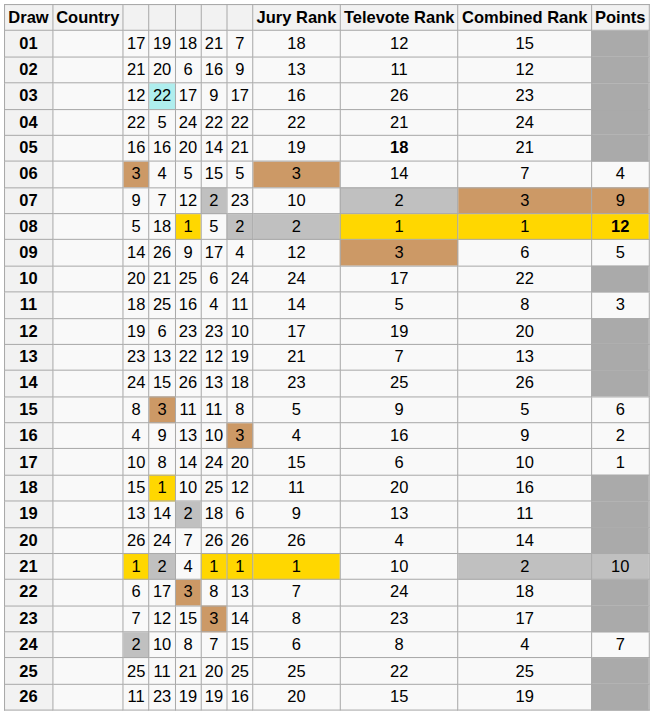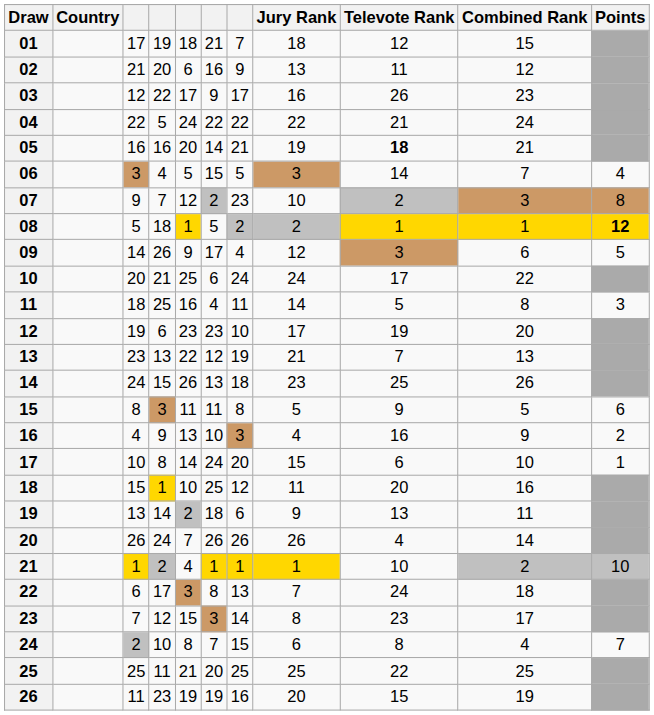(162, 95) paleturquoise background -> (162, 95) no background
(620, 200) 9 -> (620, 200) 8
